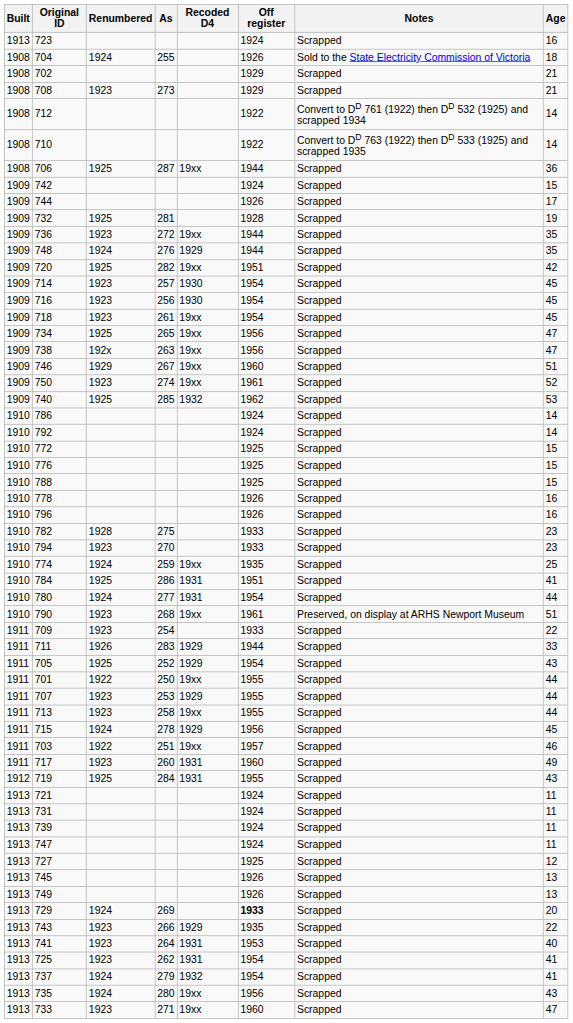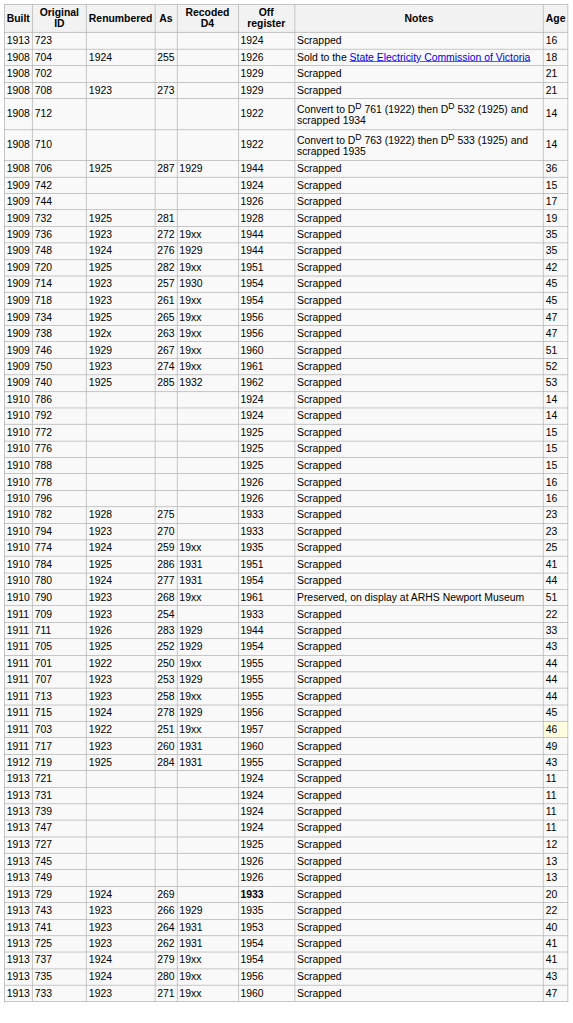(190, 168) 19xx -> (191, 168) 1929
- row: (43, 300)
(552, 746) no background -> (552, 729) lightyellow background
(191, 977) 1932 -> (190, 960) 19xx
